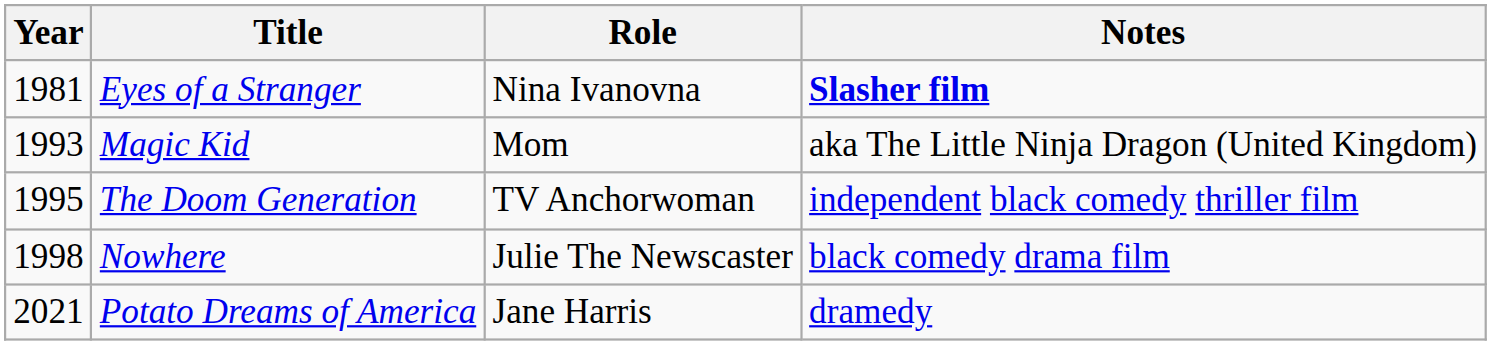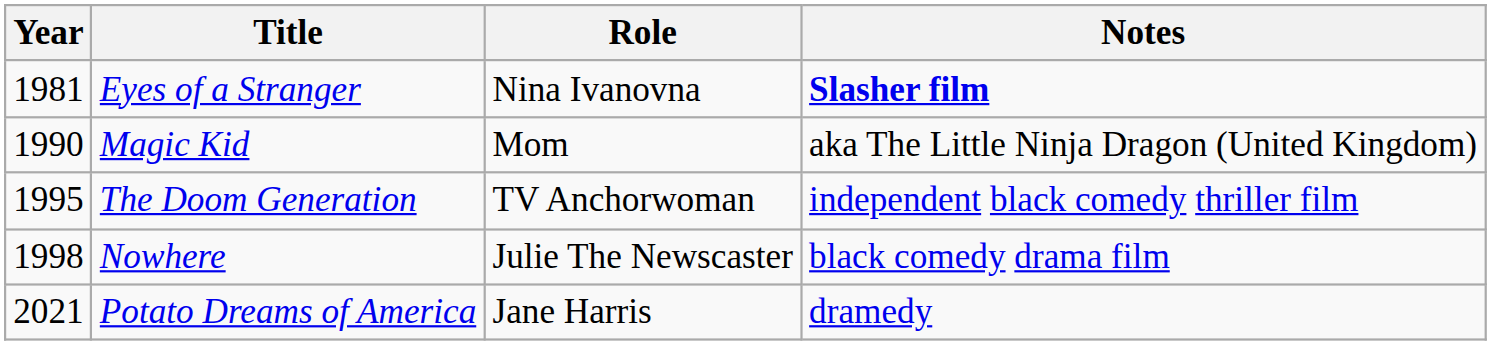(48, 144) 1993 -> (48, 144) 1990
